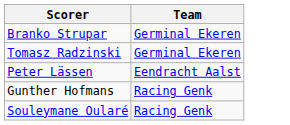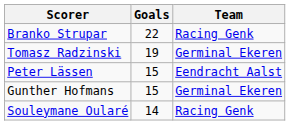+ column: (152, 14)
(187, 33) Germinal Ekeren -> (214, 33) Racing Genk
(173, 91) Racing Genk -> (229, 91) Germinal Ekeren
